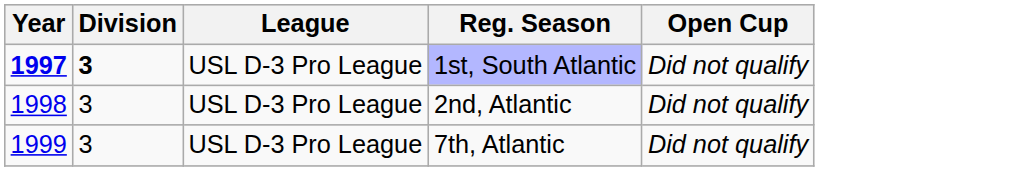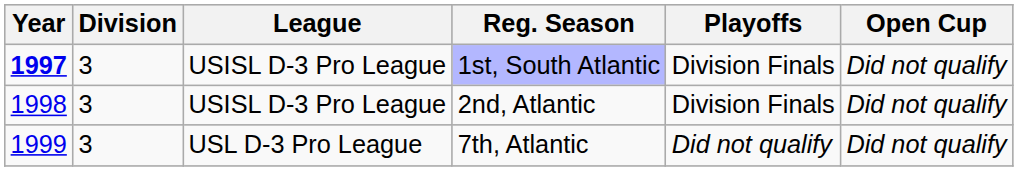+ column: (753, 24)
(86, 64) bold -> (86, 64) normal
(305, 64) USL D-3 Pro League -> (317, 64) USISL D-3 Pro League
(305, 104) USL D-3 Pro League -> (317, 104) USISL D-3 Pro League
